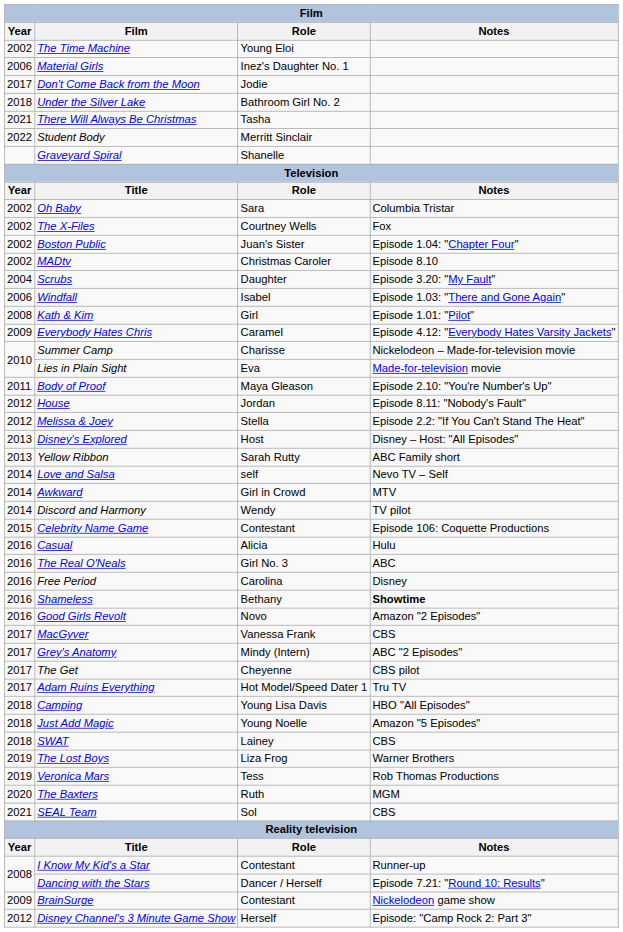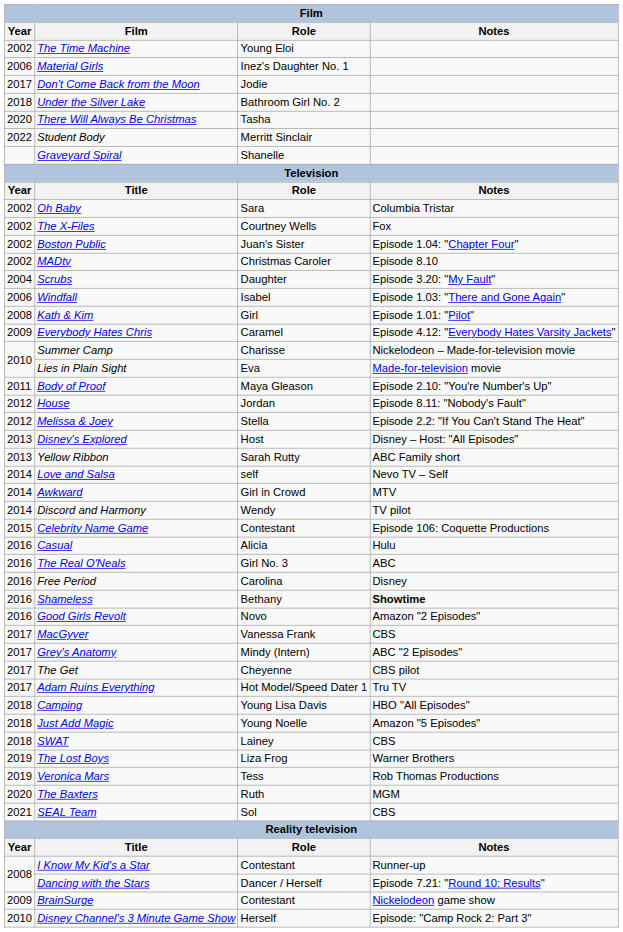(20, 120) 2021 -> (20, 120) 2020
(20, 919) 2012 -> (20, 919) 2010
